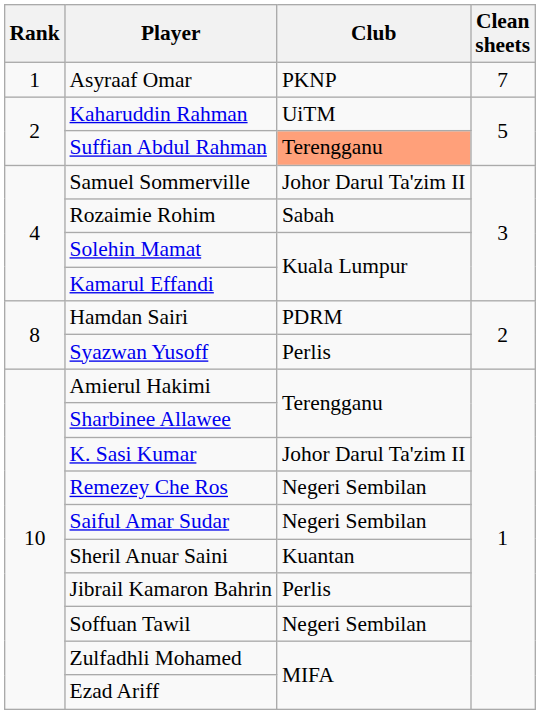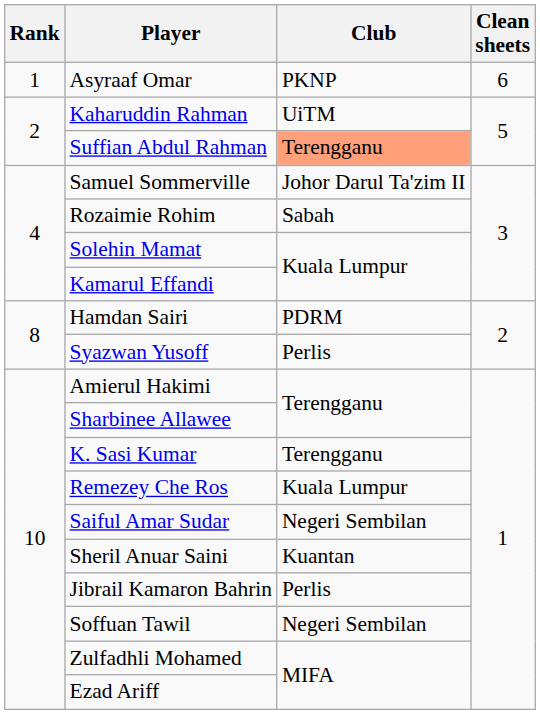(503, 79) 7 -> (503, 79) 6
(374, 453) Johor Darul Ta'zim II -> (332, 453) Terengganu
(354, 487) Negeri Sembilan -> (345, 487) Kuala Lumpur
